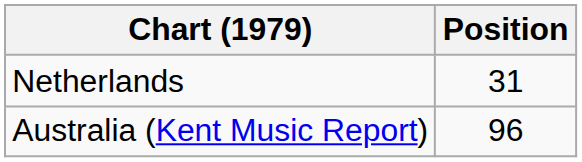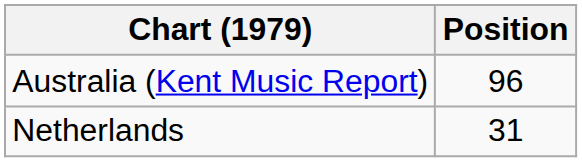rows swapped: (220, 130) <-> (98, 80)
